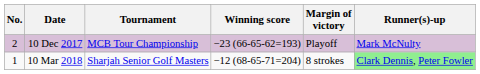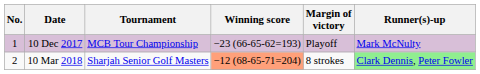(15, 43) 2 -> (15, 43) 1
(15, 61) 1 -> (15, 61) 2
(257, 61) no background -> (257, 61) lightsalmon background
